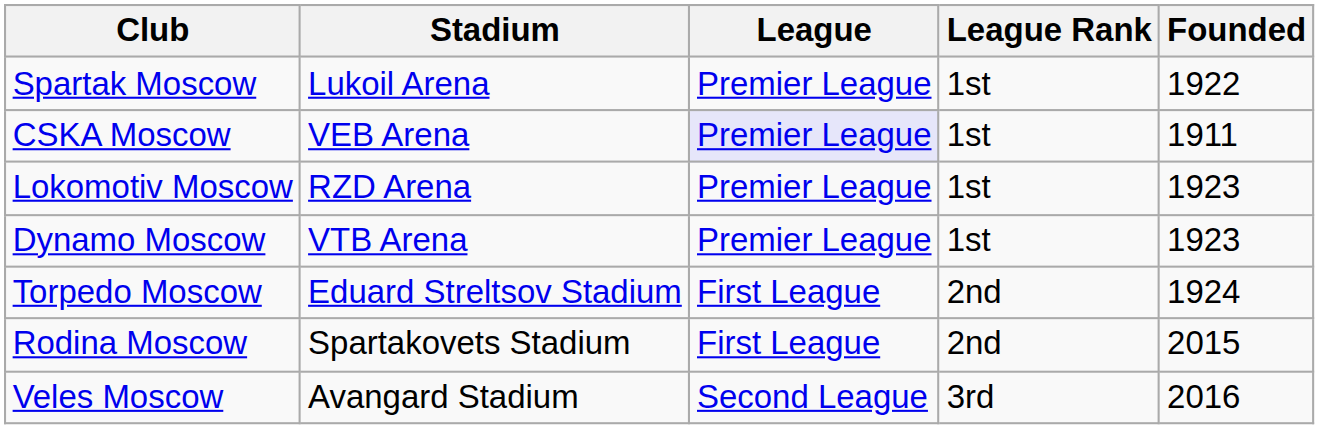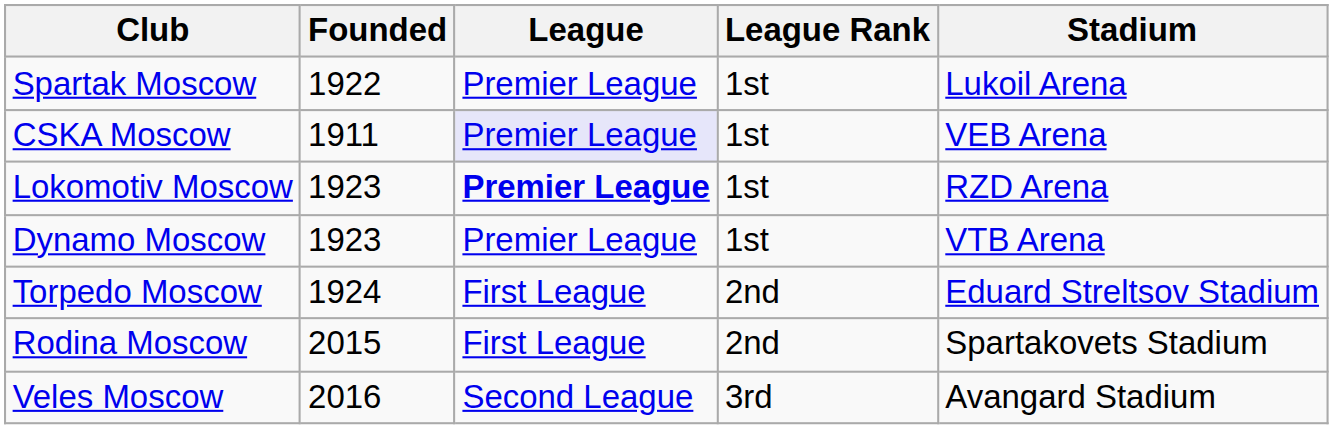columns swapped: (1237, 30) <-> (495, 30)
(814, 187) normal -> (586, 187) bold
